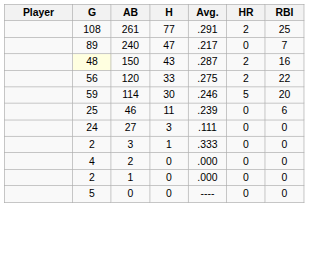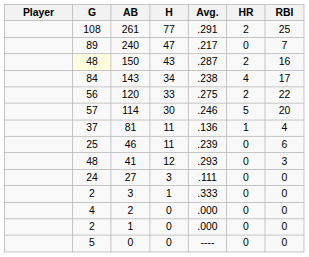+ row: (130, 78)
(92, 95) 59 -> (92, 111) 57
+ row: (130, 128)
+ row: (130, 161)
